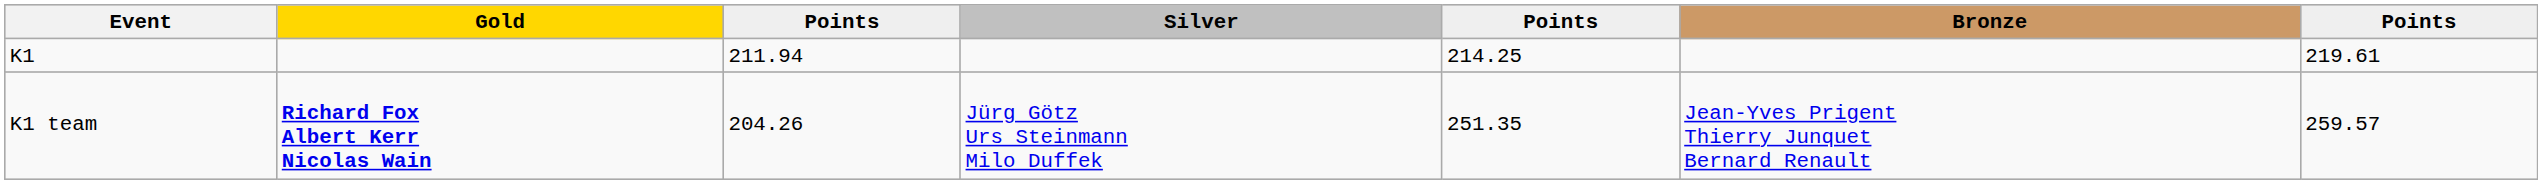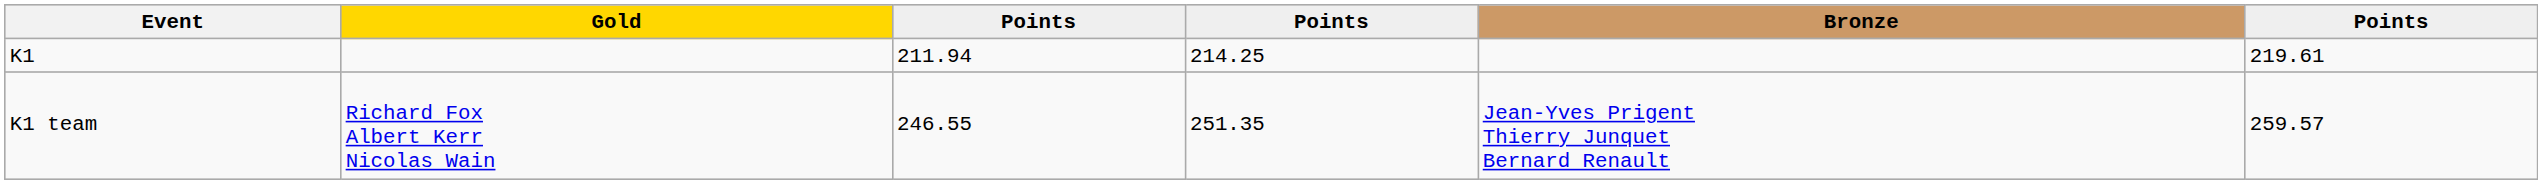- column: (1201, 22)
(357, 138) bold -> (421, 138) normal
(766, 126) 204.26 -> (935, 126) 246.55
